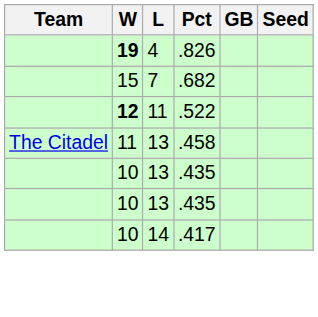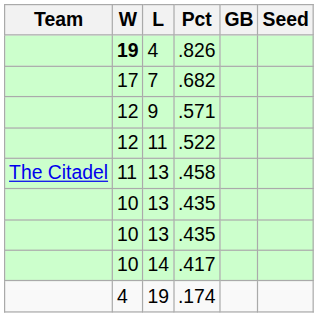(128, 81) 15 -> (128, 81) 17
+ row: (153, 111)
(128, 111) bold -> (128, 142) normal
+ row: (158, 296)
